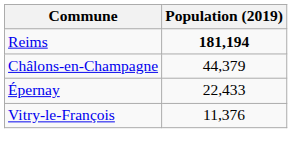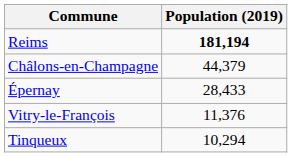(224, 90) 22,433 -> (224, 90) 28,433
+ row: (38, 139)
